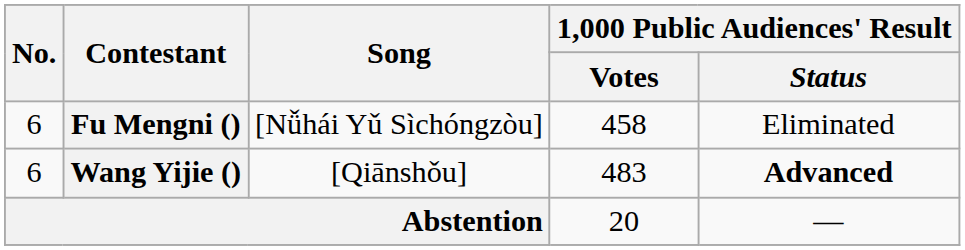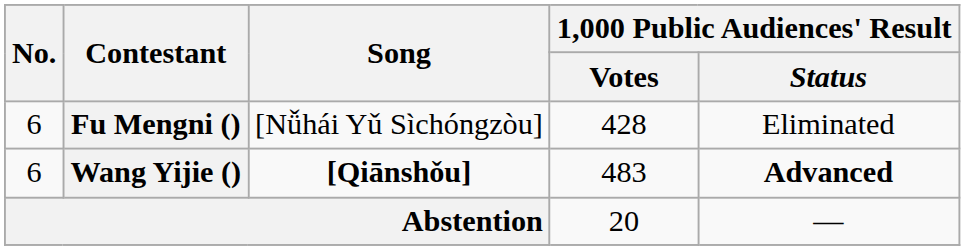(624, 124) 458 -> (624, 124) 428
(399, 172) normal -> (399, 172) bold
